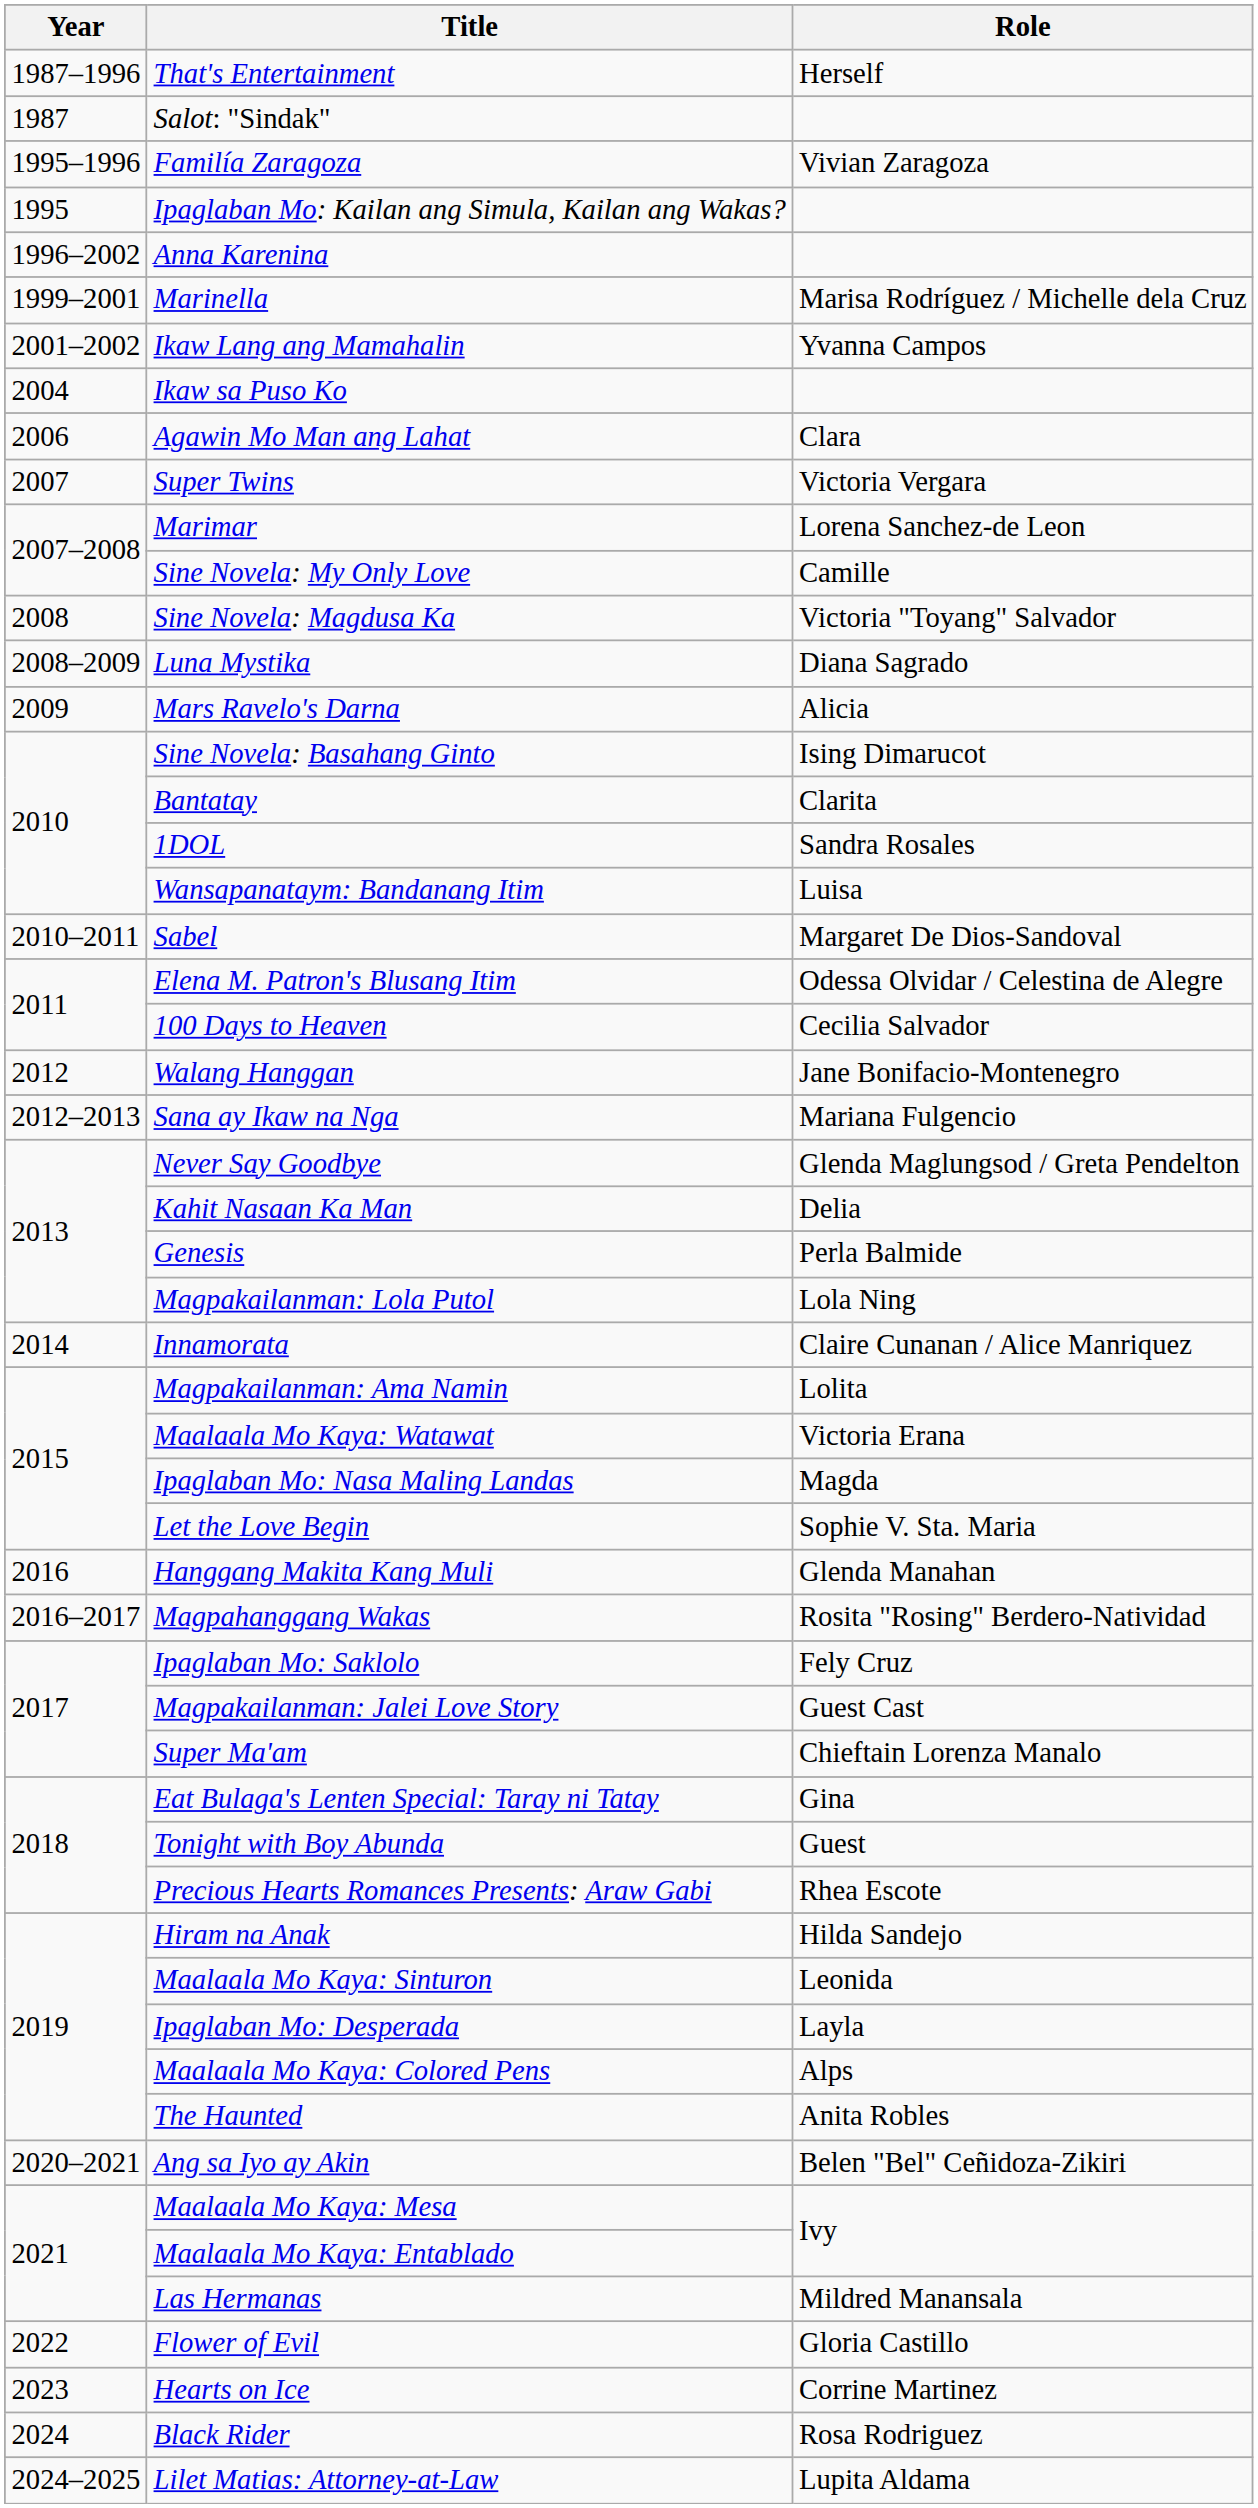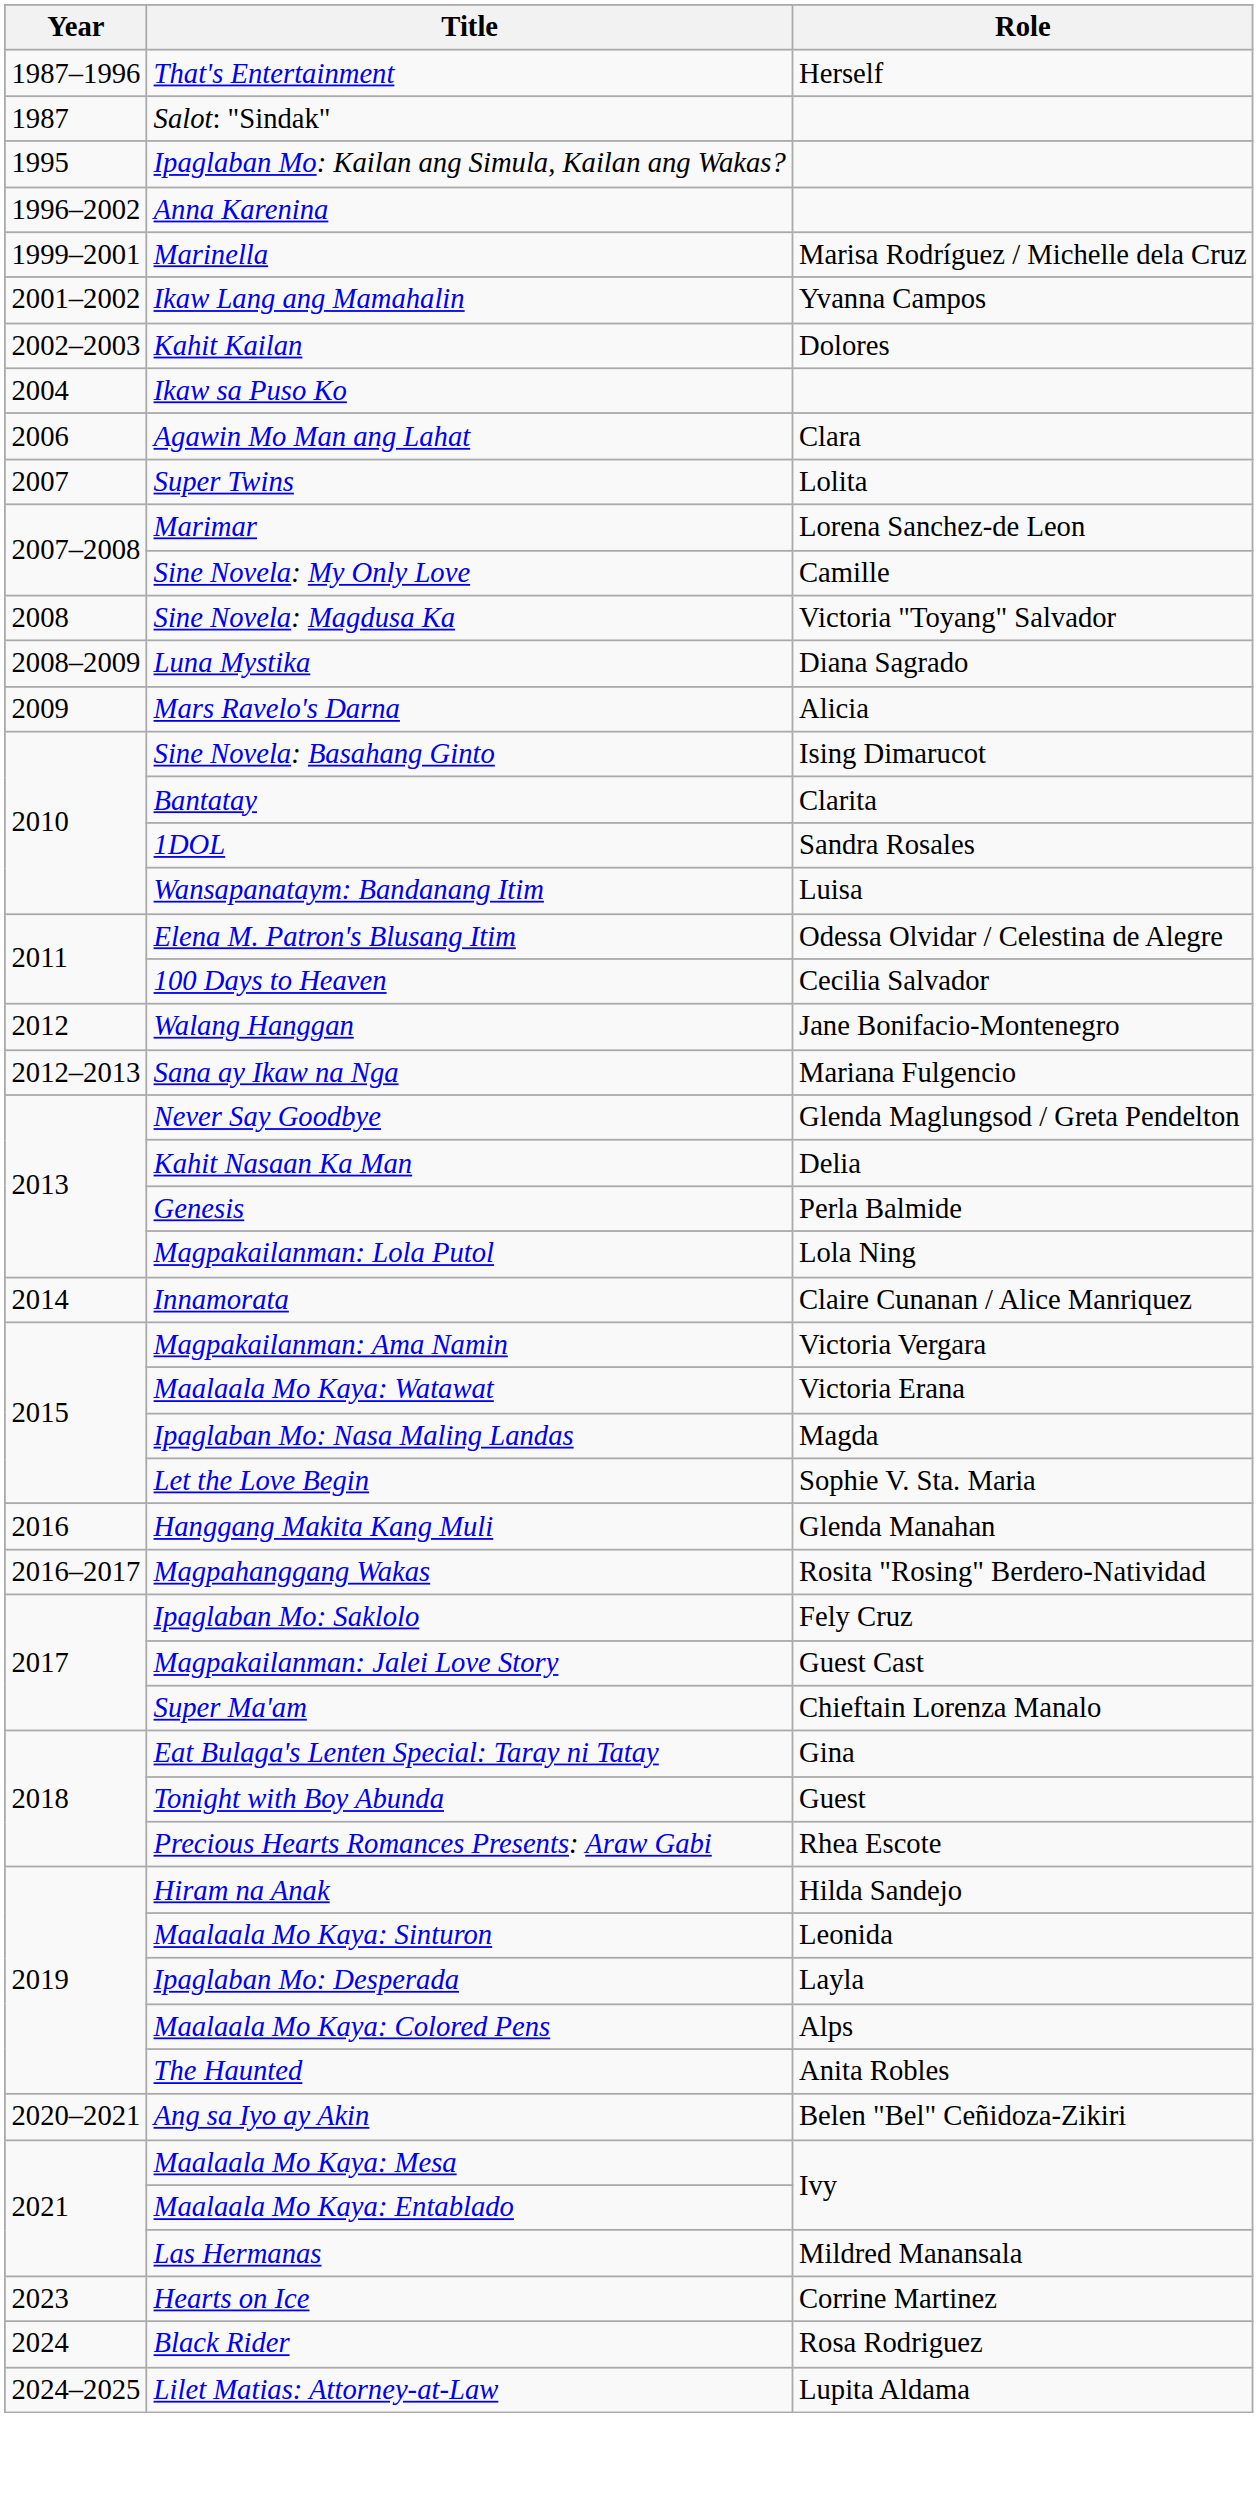- row: (257, 163)
+ row: (228, 345)
(893, 481) Victoria Vergara -> (833, 481) Lolita
- row: (185, 935)
(833, 1389) Lolita -> (893, 1344) Victoria Vergara
- row: (236, 2343)
